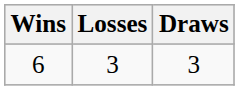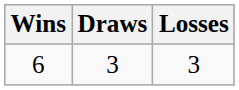columns swapped: (112, 24) <-> (194, 24)
